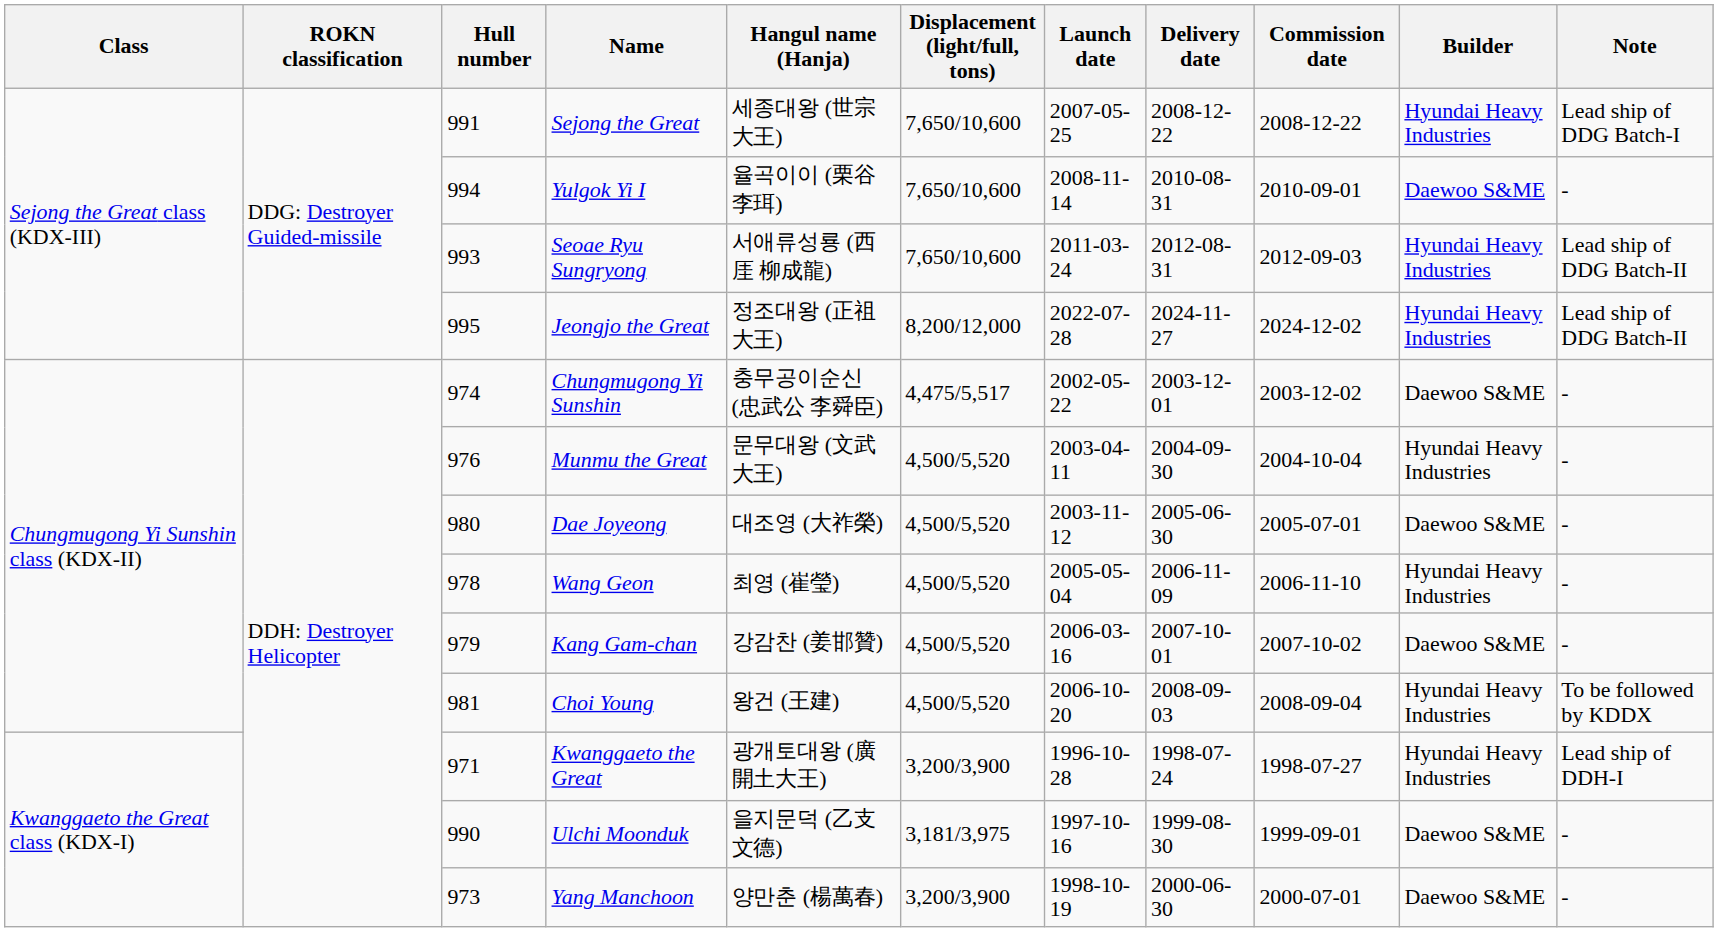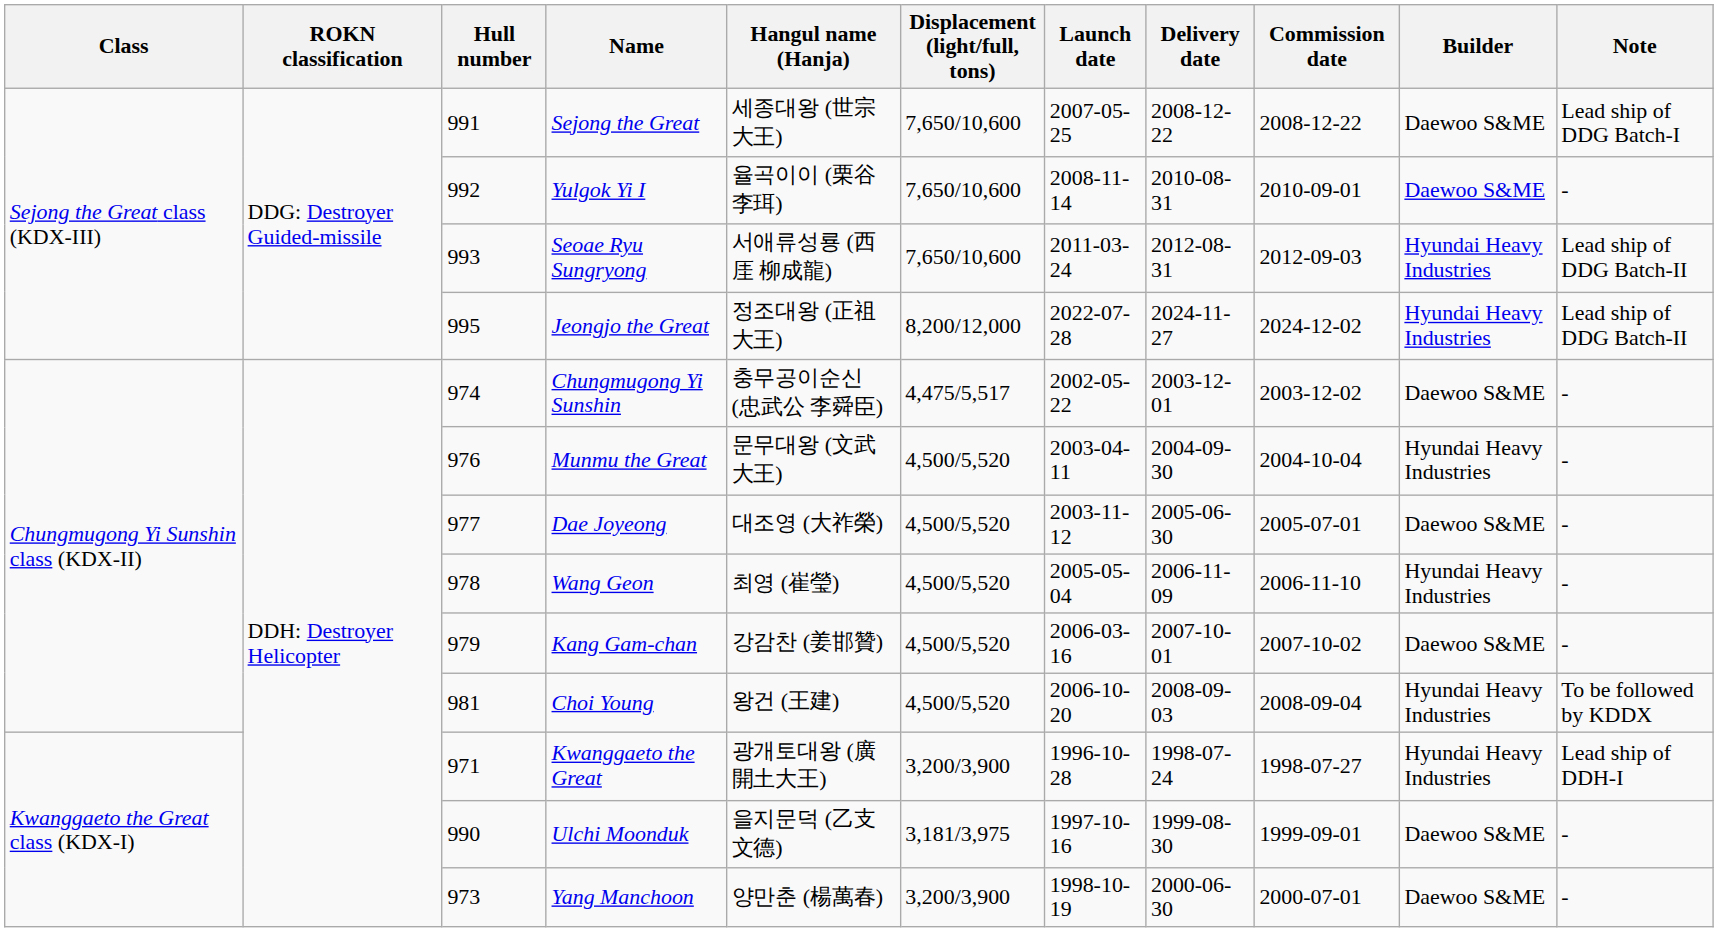(1473, 122) Hyundai Heavy Industries -> (1475, 122) Daewoo S&ME
(464, 190) 994 -> (464, 190) 992
(464, 524) 980 -> (464, 524) 977
